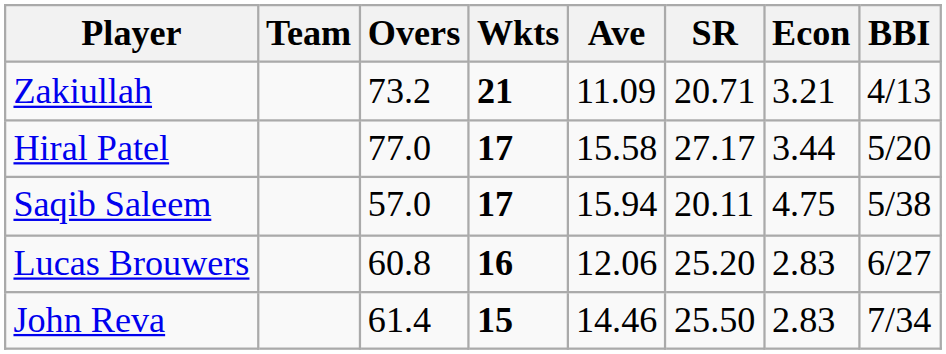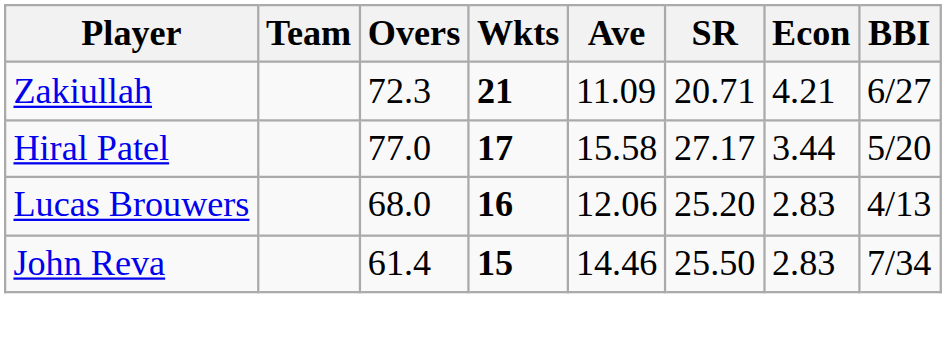(399, 90) 73.2 -> (399, 90) 72.3
(804, 90) 3.21 -> (804, 90) 4.21
(899, 90) 4/13 -> (899, 90) 6/27
- row: (112, 205)
(399, 262) 60.8 -> (399, 205) 68.0
(899, 262) 6/27 -> (899, 205) 4/13
